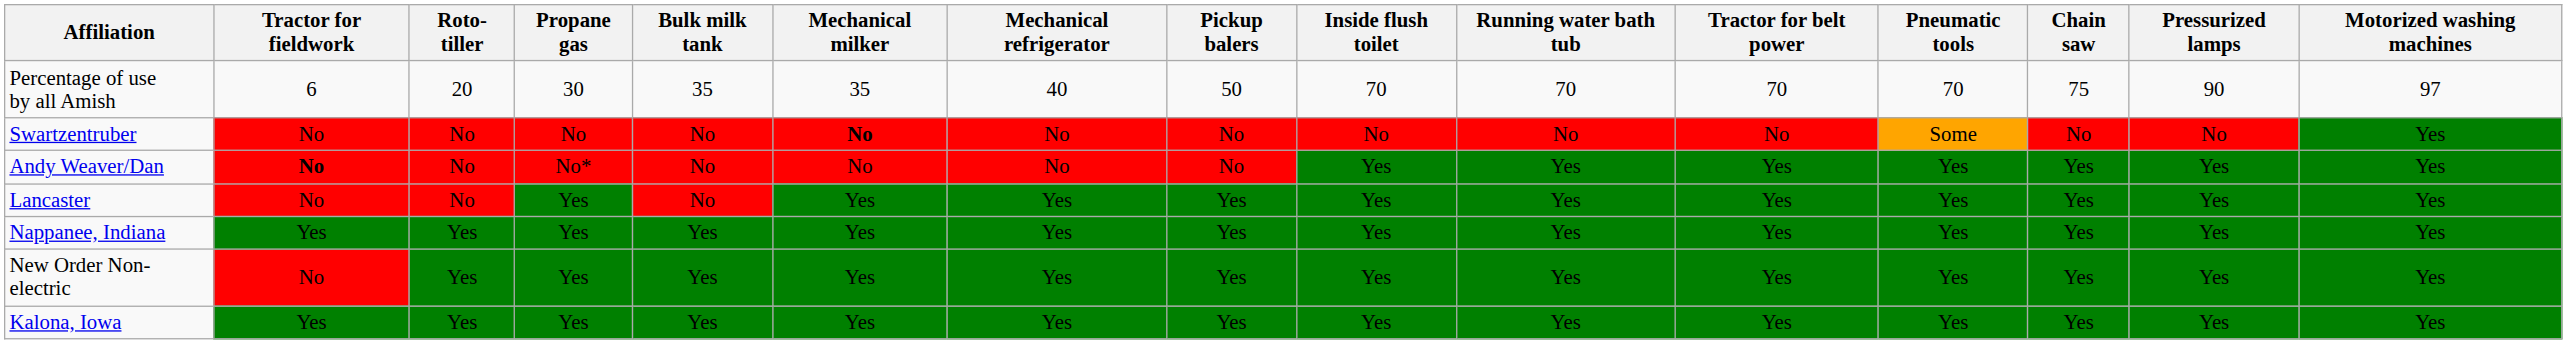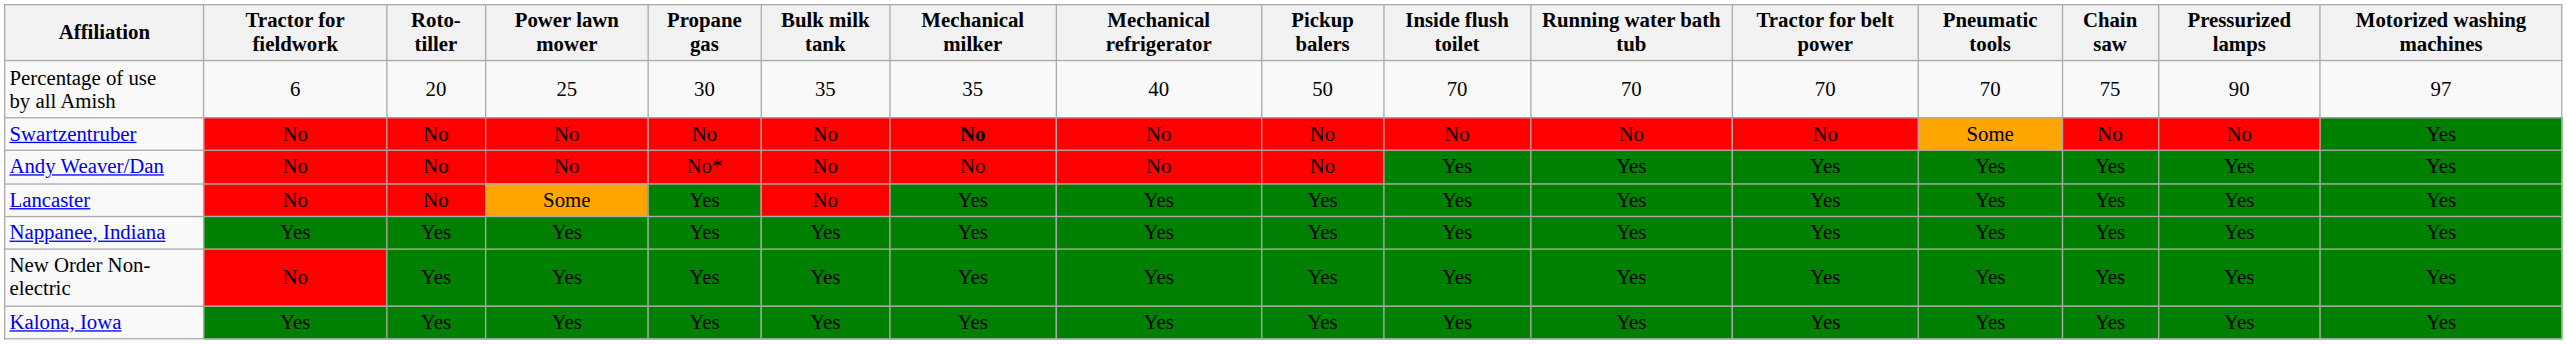+ column: (567, 32)
(312, 166) bold -> (295, 166) normal
